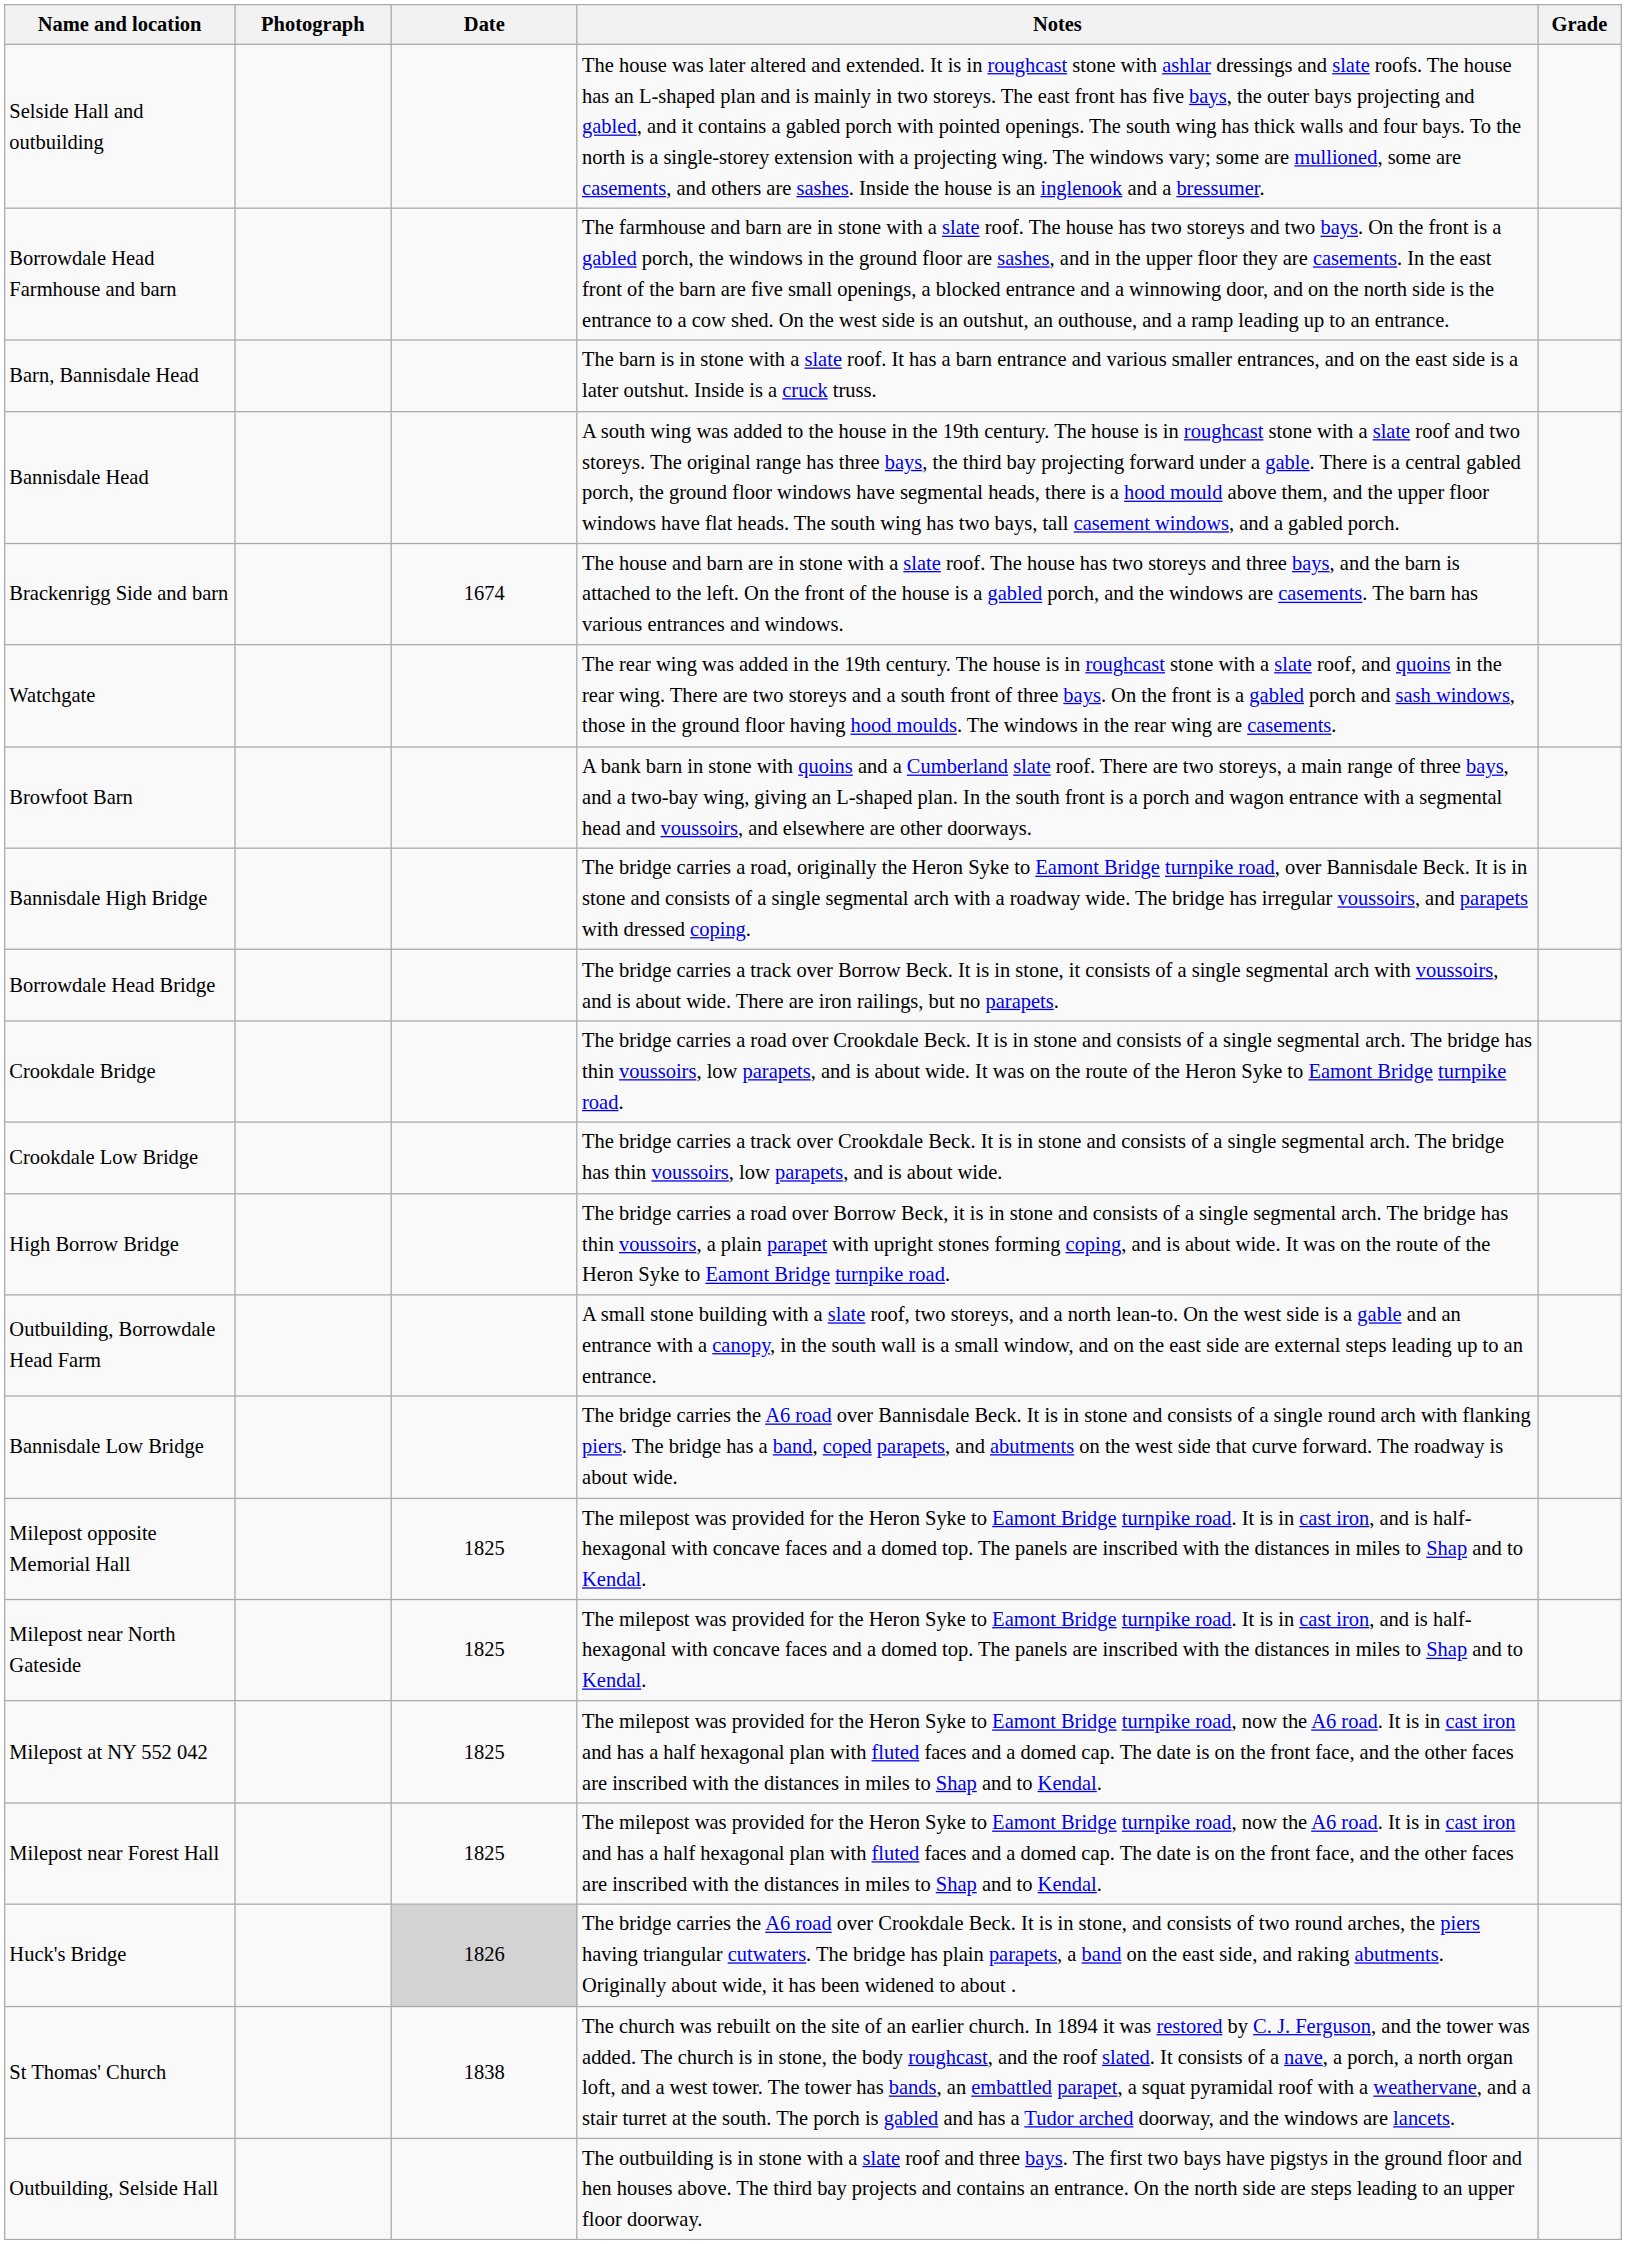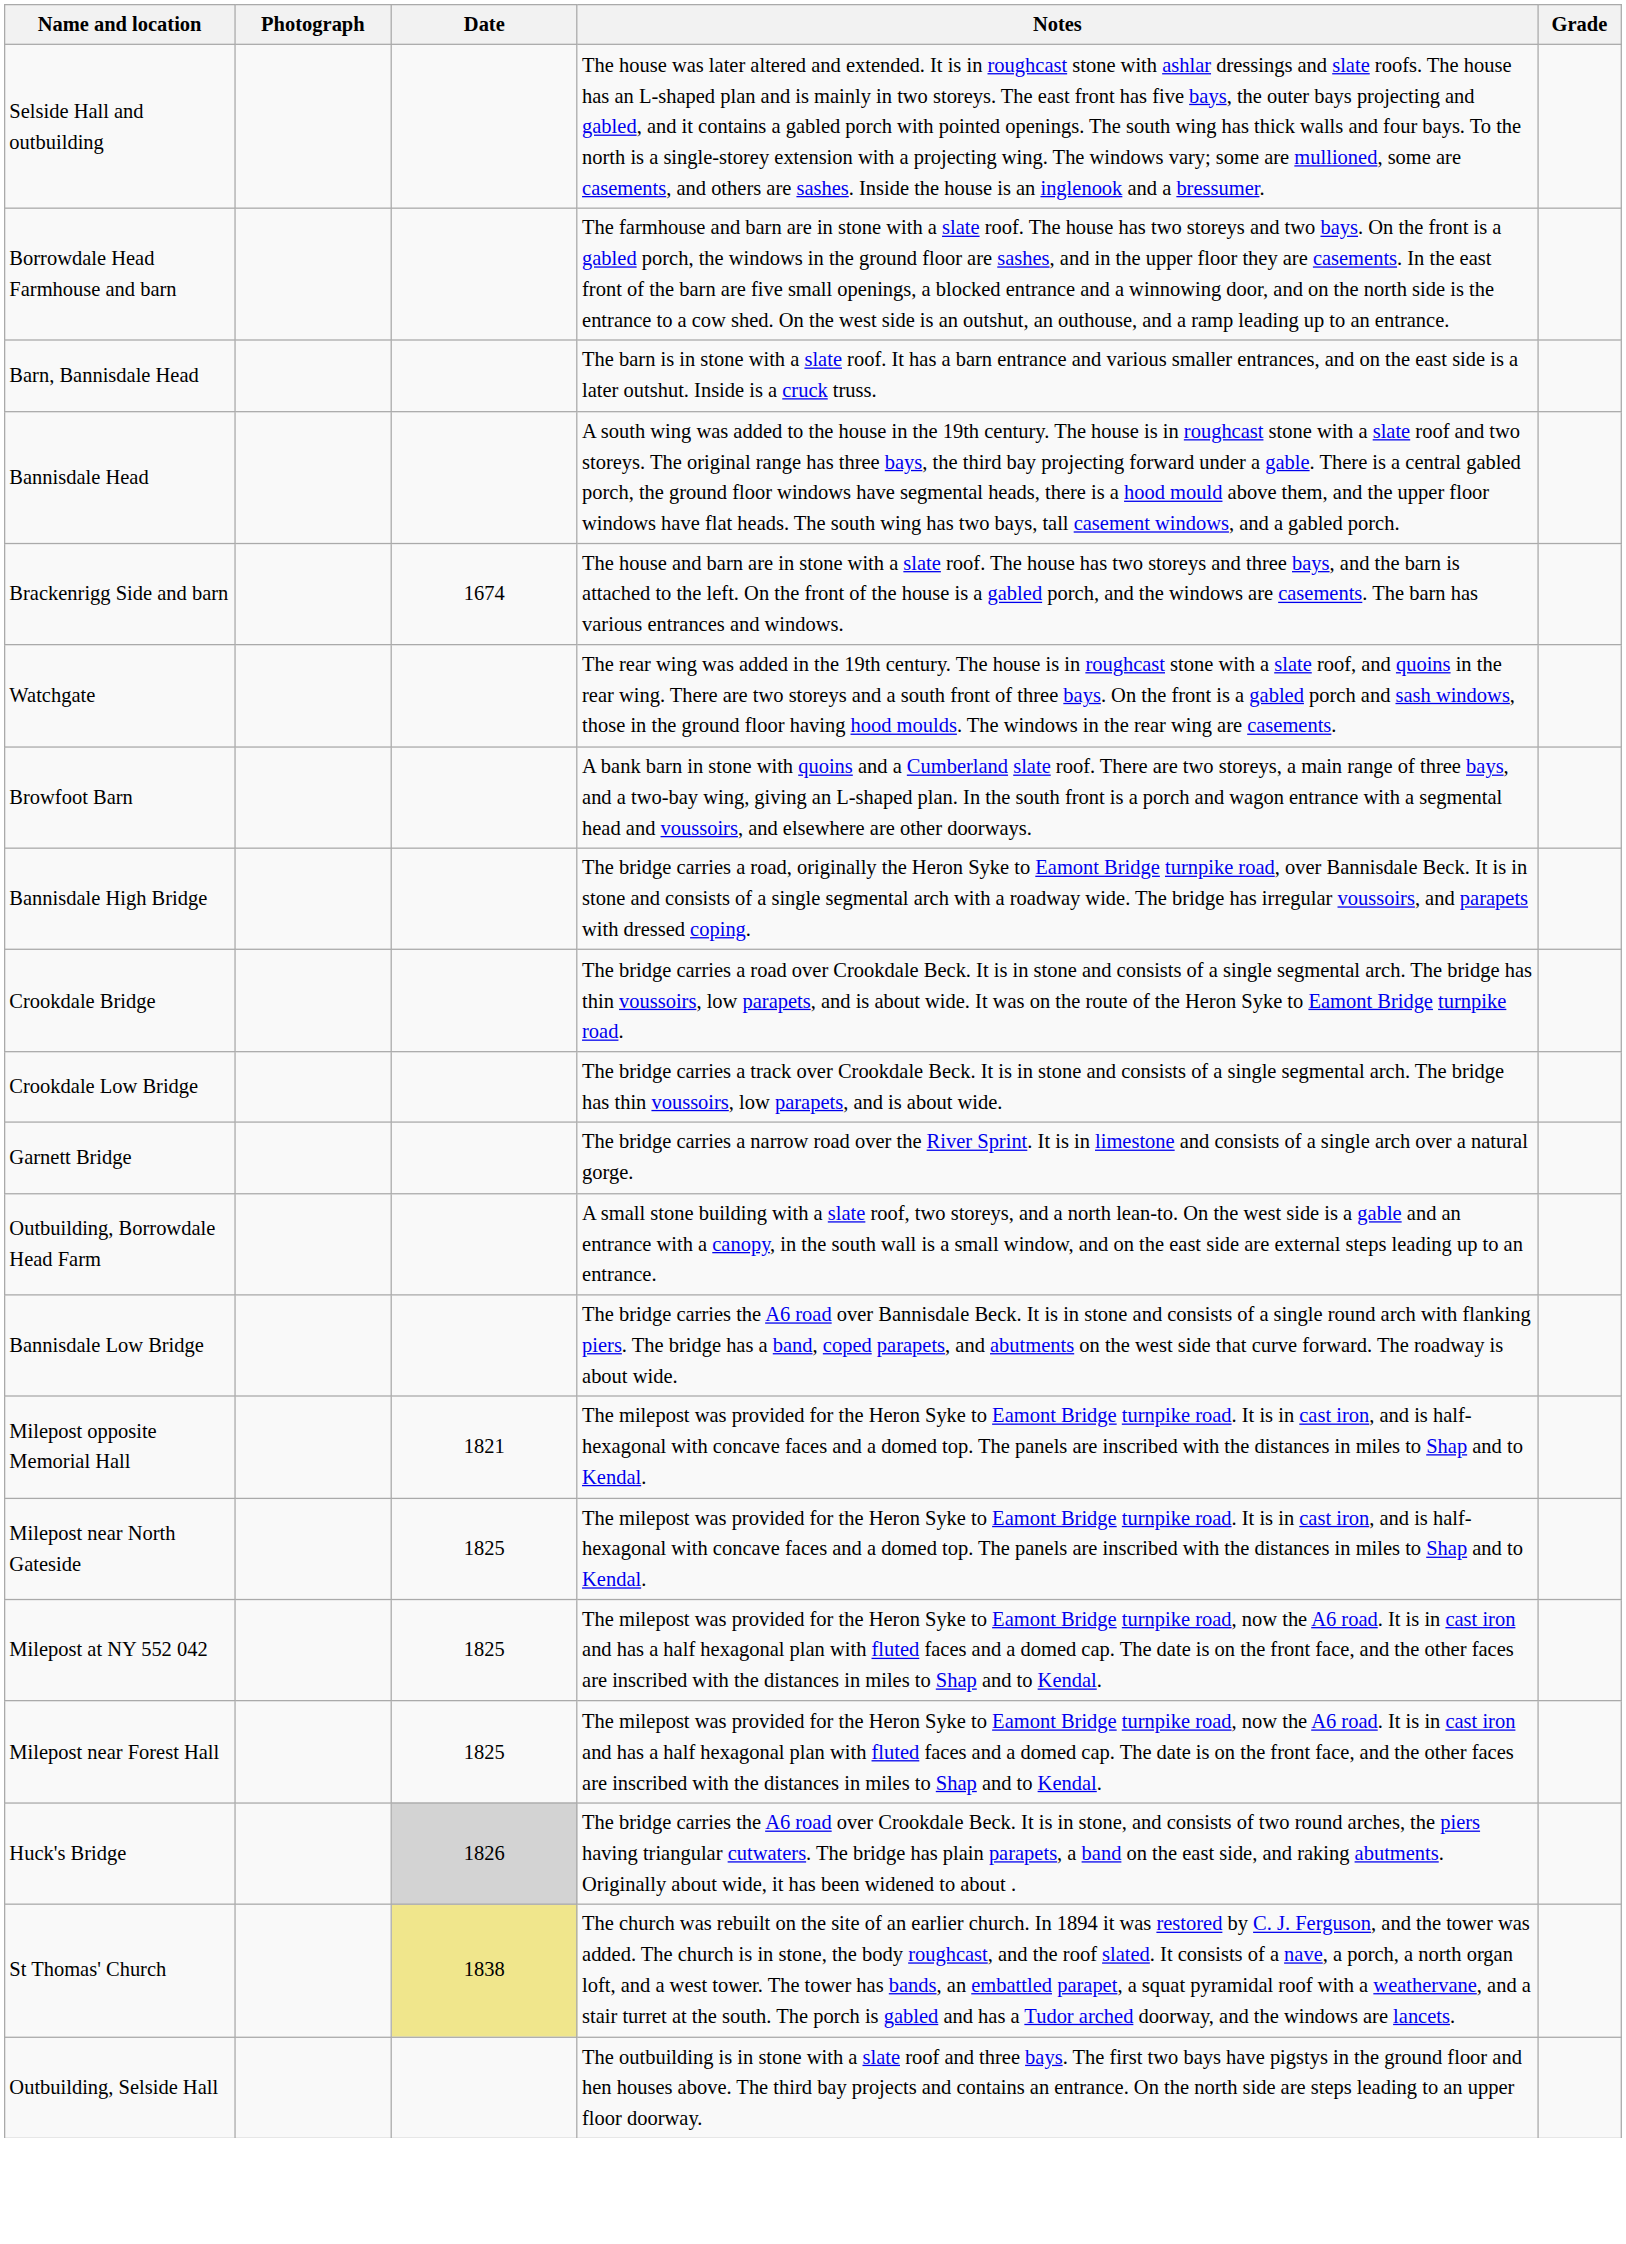- row: (112, 985)
+ row: (70, 1157)
- row: (94, 1243)
(484, 1548) 1825 -> (484, 1446) 1821
(484, 2071) no background -> (484, 1970) khaki background
